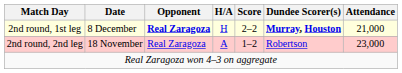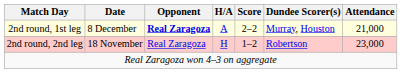(224, 28) H -> (224, 28) A
(303, 28) bold -> (300, 28) normal
(224, 44) A -> (224, 44) H
